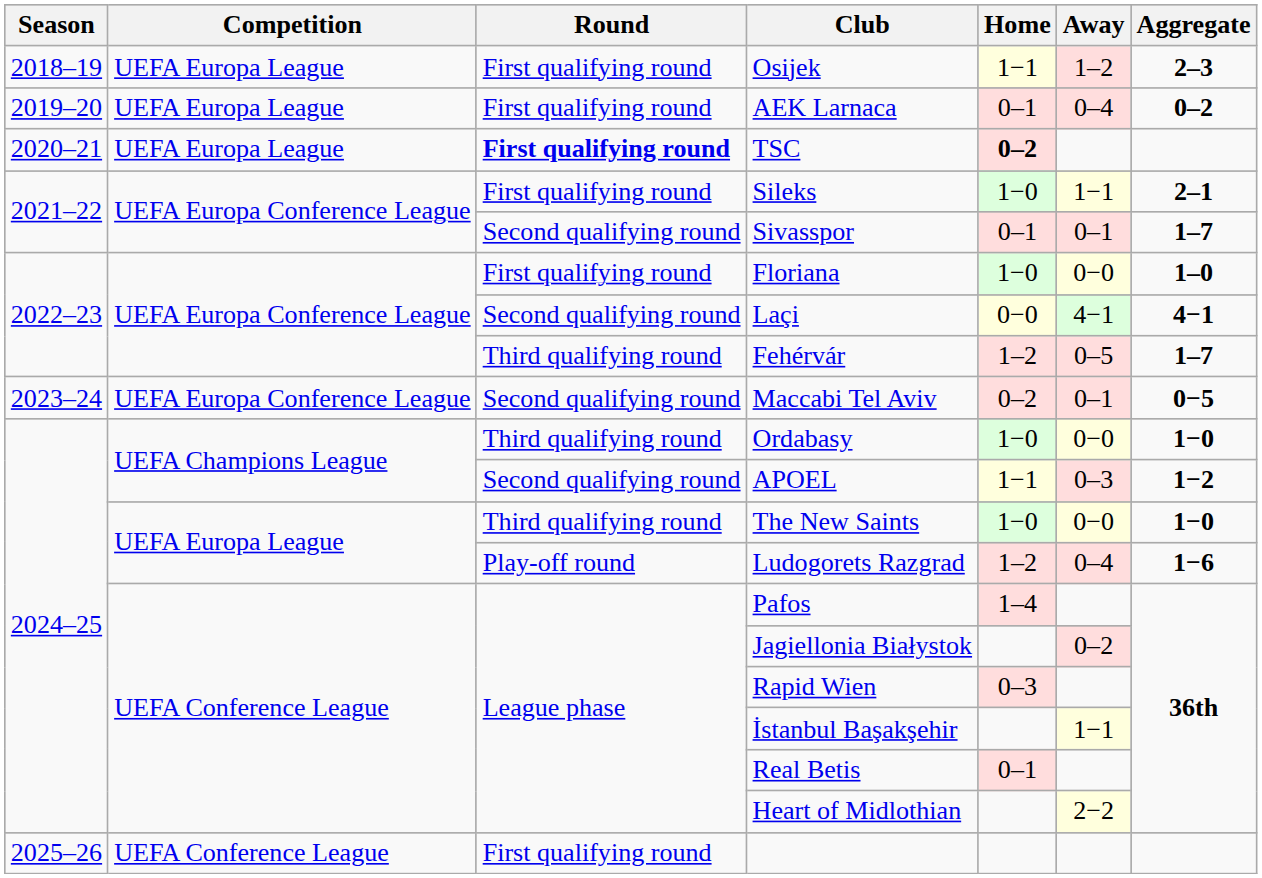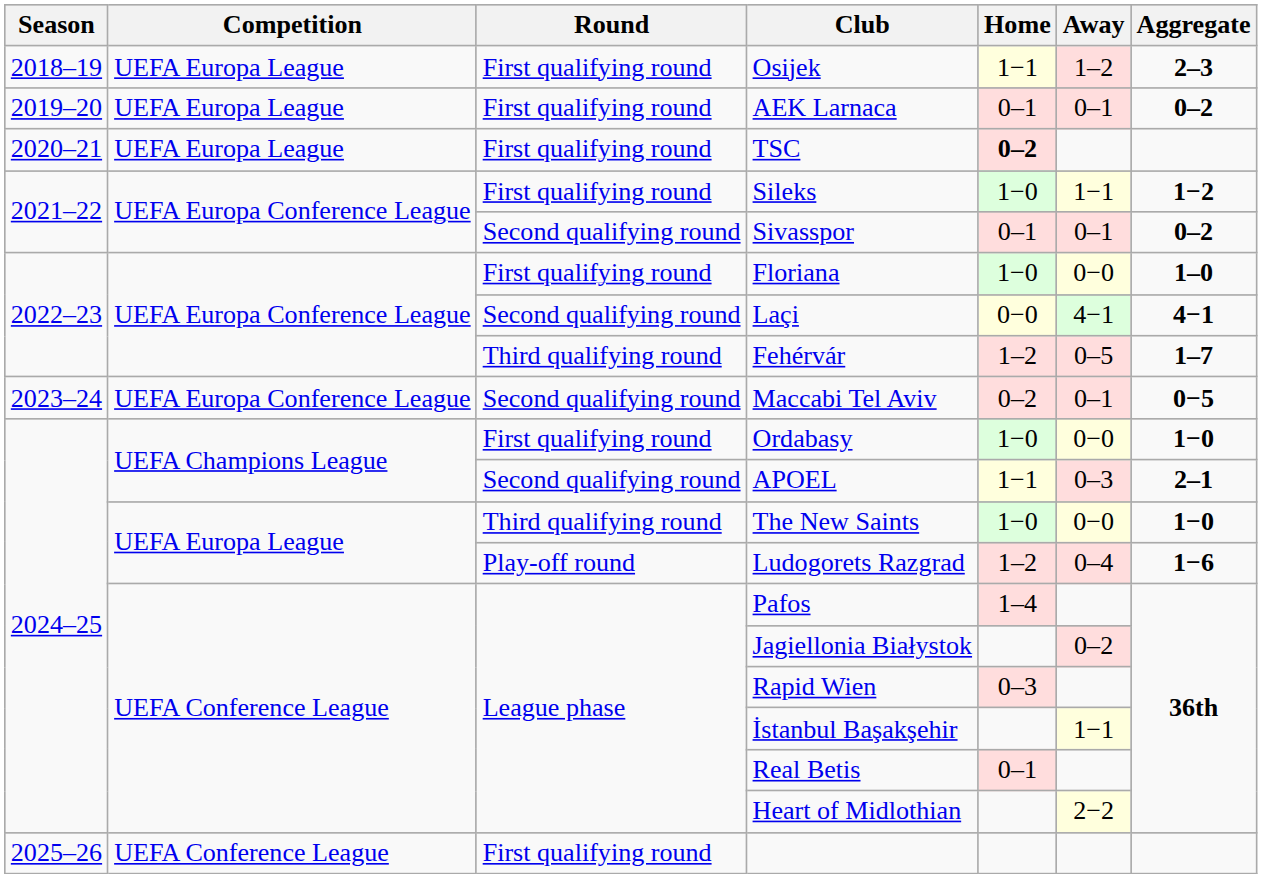(1094, 107) 0–4 -> (1094, 107) 0–1
(606, 149) bold -> (597, 149) normal
(1194, 190) 2–1 -> (1194, 190) 1−2
(1194, 231) 1–7 -> (1194, 231) 0–2
(602, 438) Third qualifying round -> (597, 438) First qualifying round
(1194, 480) 1−2 -> (1194, 480) 2–1
